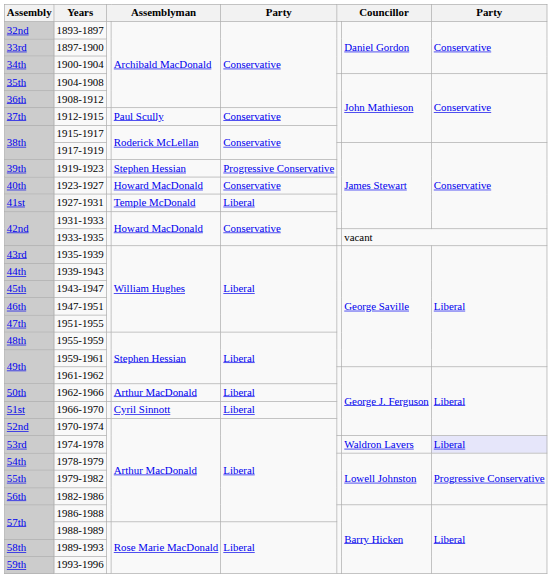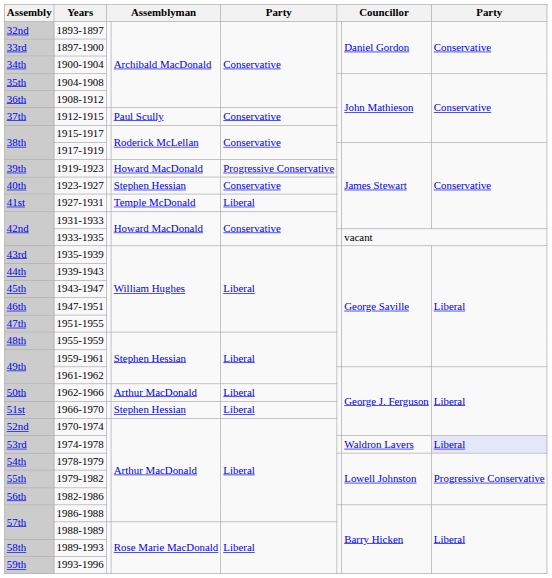(150, 168) Stephen Hessian -> (158, 168) Howard MacDonald
(158, 185) Howard MacDonald -> (150, 185) Stephen Hessian
(142, 409) Cyril Sinnott -> (150, 409) Stephen Hessian
